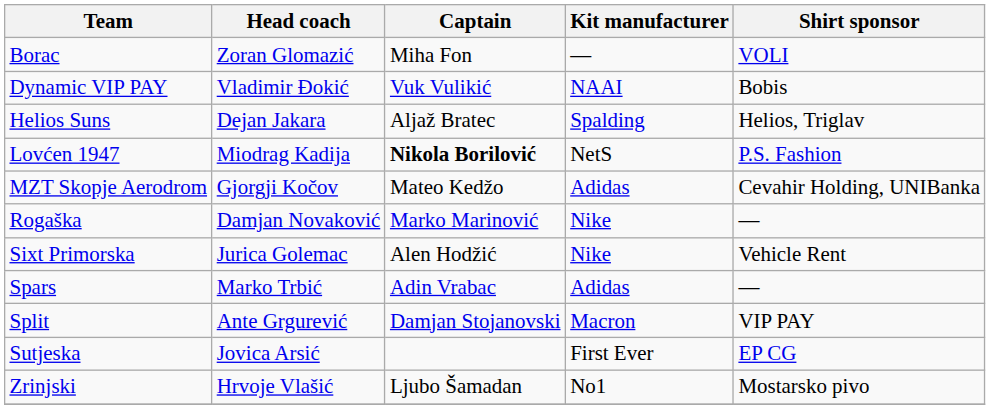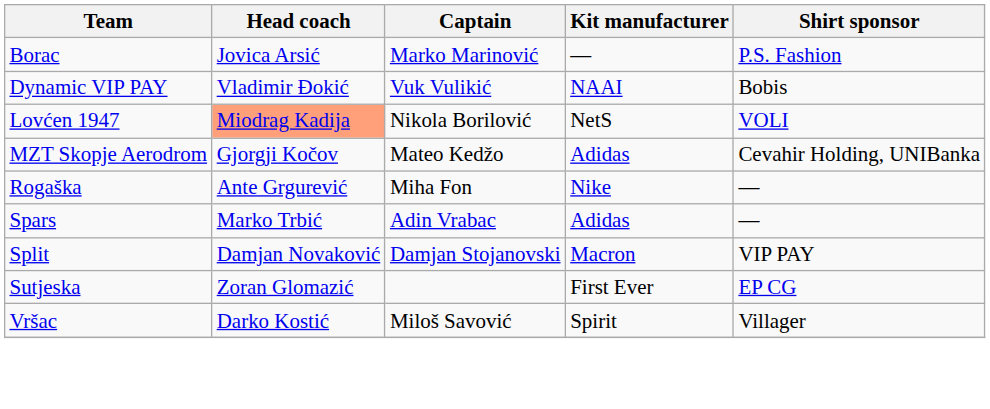(285, 54) Zoran Glomazić -> (268, 54) Jovica Arsić
(431, 54) Miha Fon -> (464, 54) Marko Marinović
(763, 54) VOLI -> (790, 54) P.S. Fashion
- row: (60, 120)
(283, 154) no background -> (283, 120) lightsalmon background
(463, 154) bold -> (461, 120) normal
(790, 154) P.S. Fashion -> (763, 120) VOLI
(298, 220) Damjan Novaković -> (282, 187) Ante Grgurević
(464, 220) Marko Marinović -> (431, 187) Miha Fon
- row: (72, 253)
(282, 320) Ante Grgurević -> (298, 253) Damjan Novaković
(268, 353) Jovica Arsić -> (285, 287) Zoran Glomazić
+ row: (33, 320)
- row: (43, 386)
